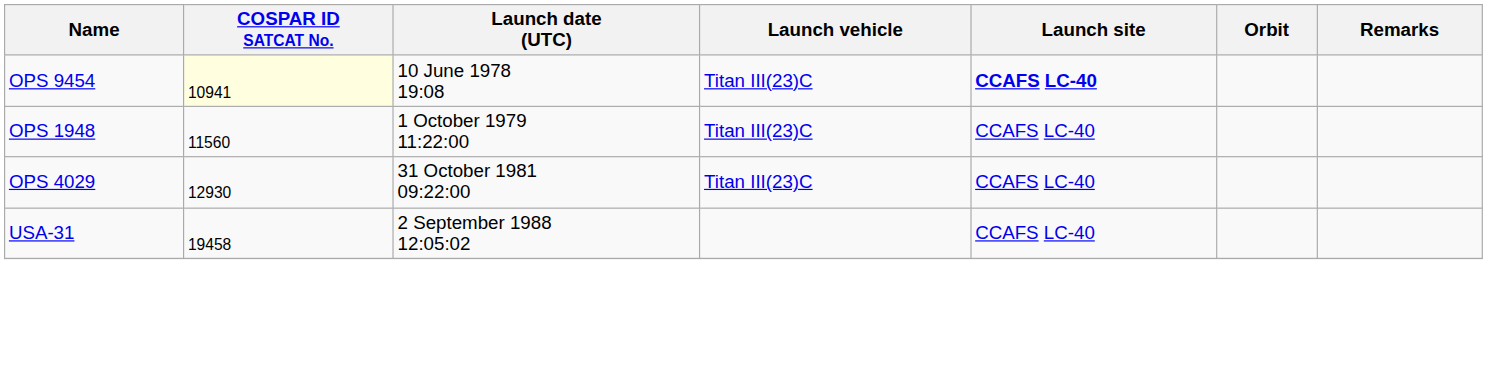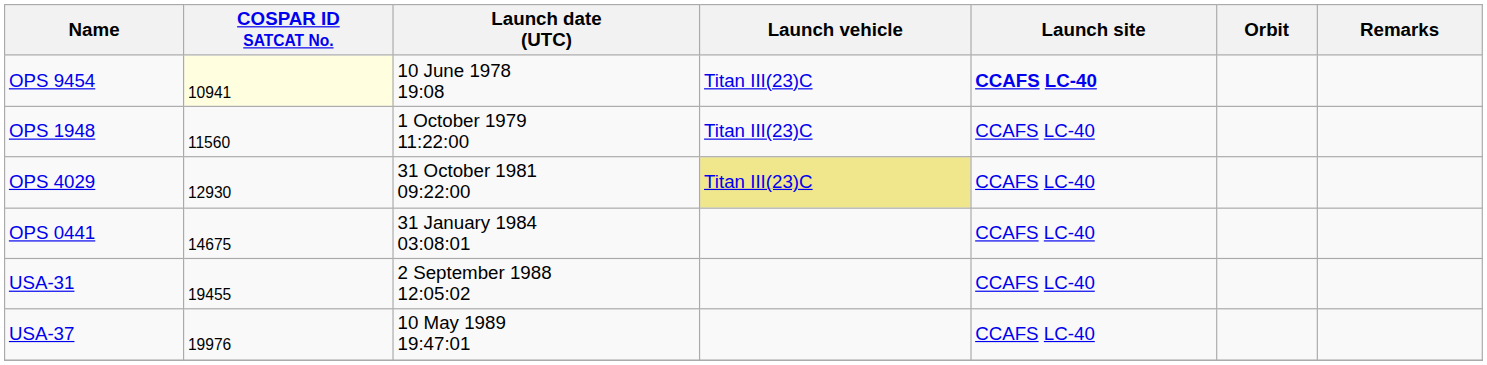(758, 182) no background -> (758, 182) khaki background
+ row: (52, 232)
(210, 244) 19458 -> (210, 295) 19455
+ row: (42, 334)
